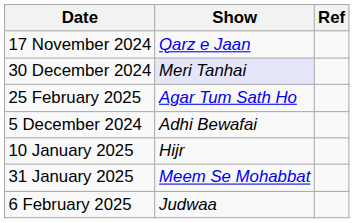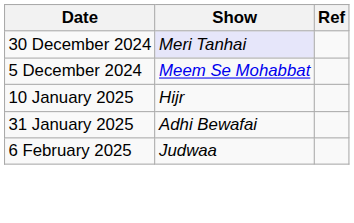- row: (80, 44)
- row: (75, 97)
(208, 124) Adhi Bewafai -> (235, 71) Meem Se Mohabbat
(235, 177) Meem Se Mohabbat -> (208, 124) Adhi Bewafai
